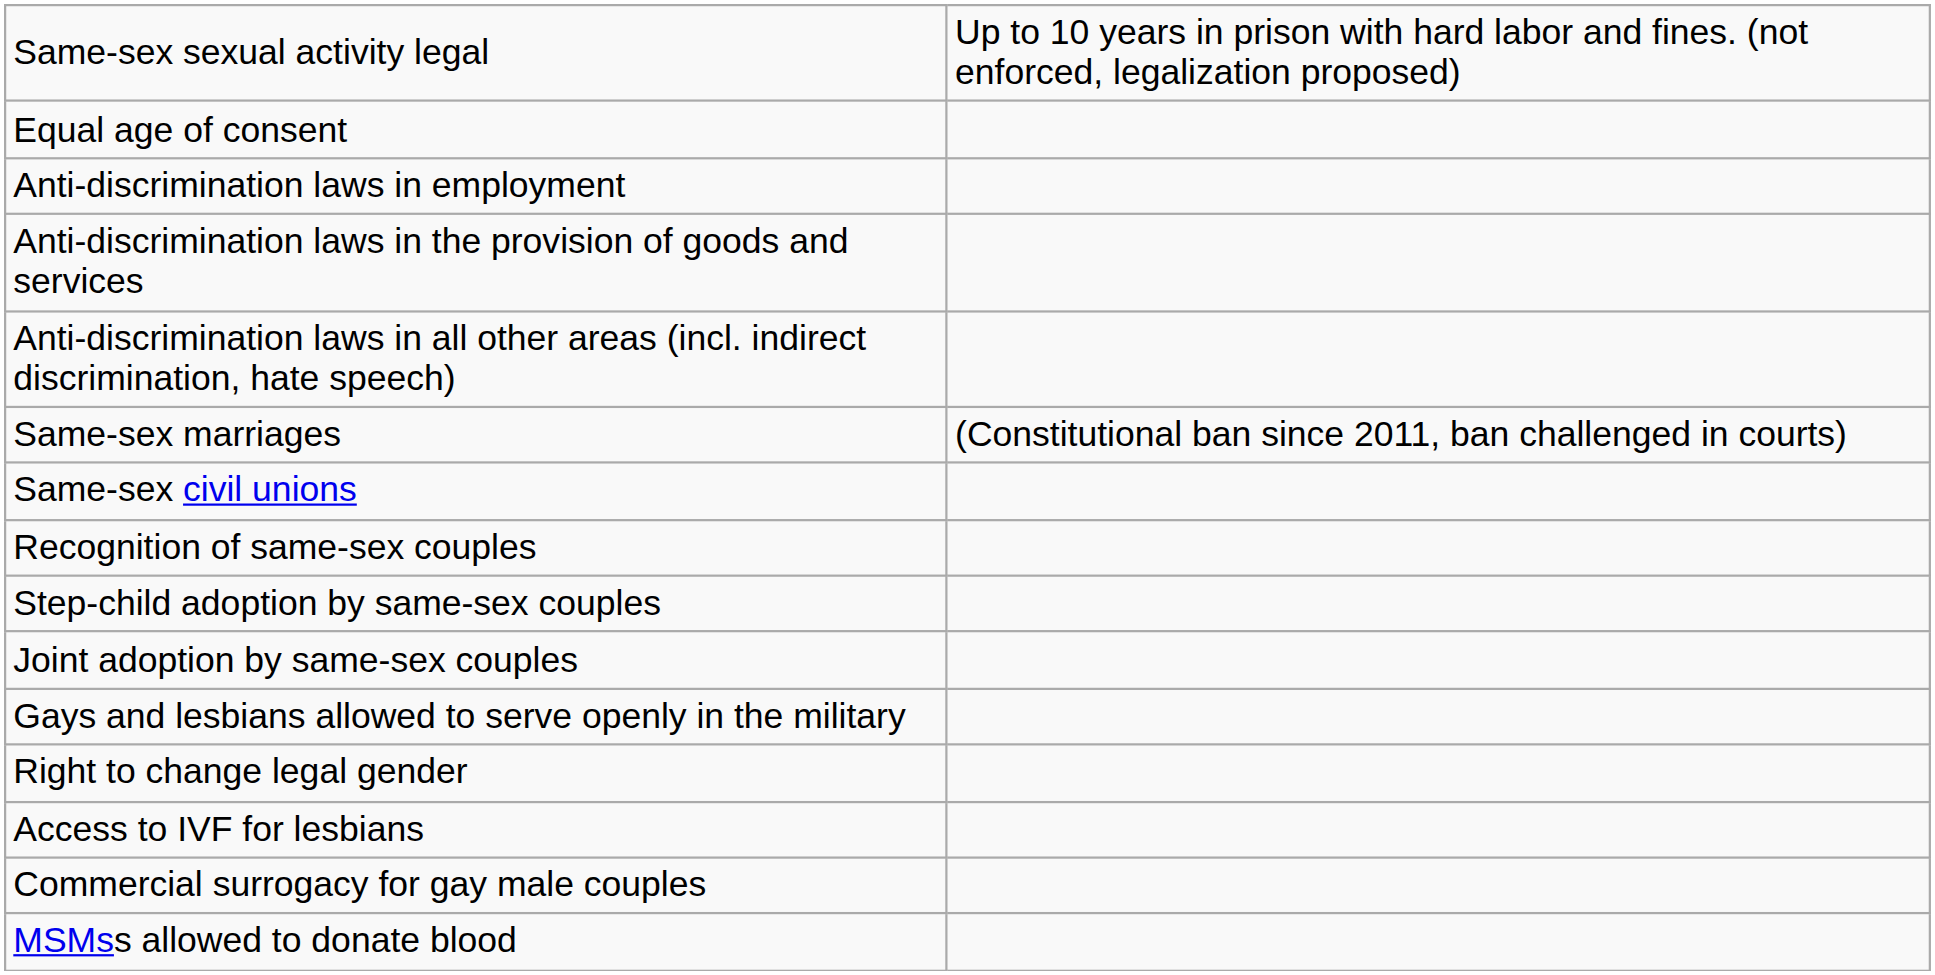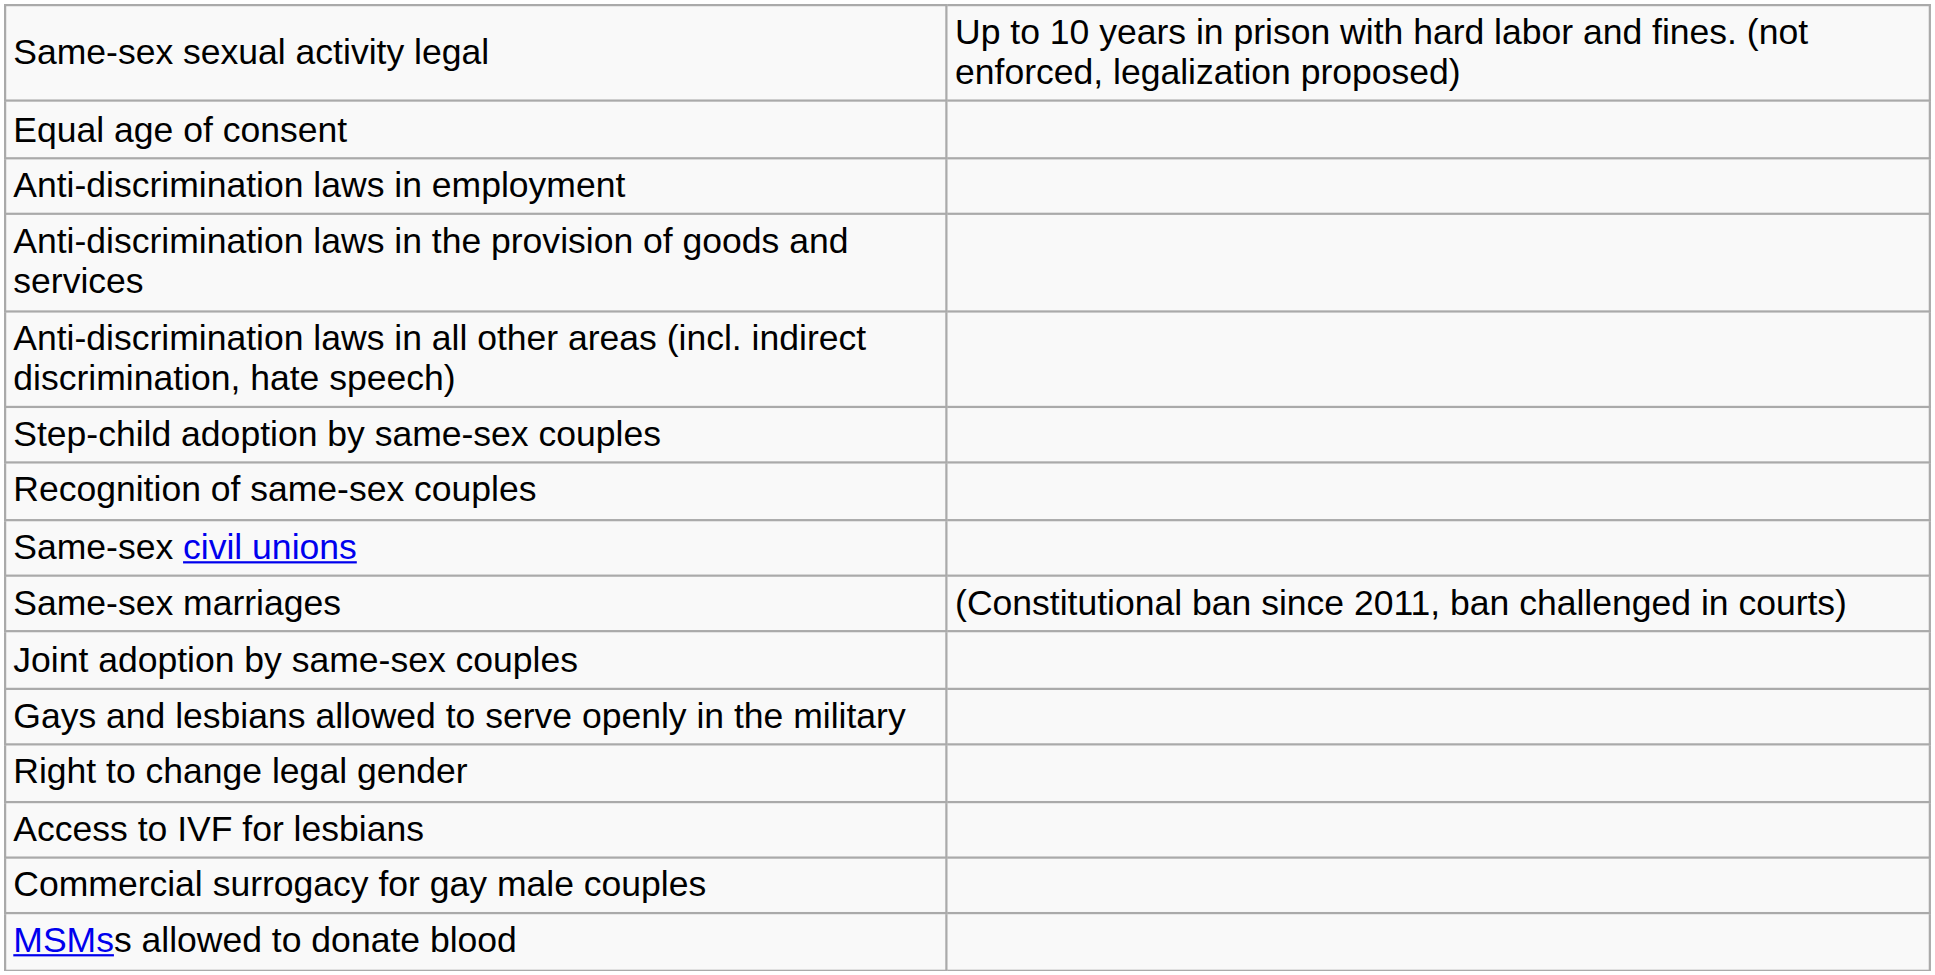rows swapped: (177, 434) <-> (337, 603)
rows swapped: (185, 490) <-> (275, 546)
